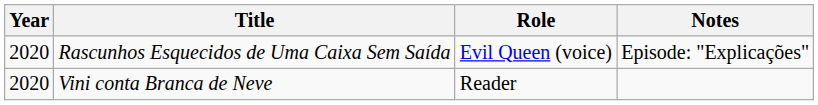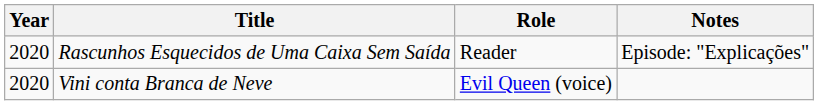(536, 52) Evil Queen (voice) -> (488, 52) Reader
(488, 83) Reader -> (536, 83) Evil Queen (voice)
